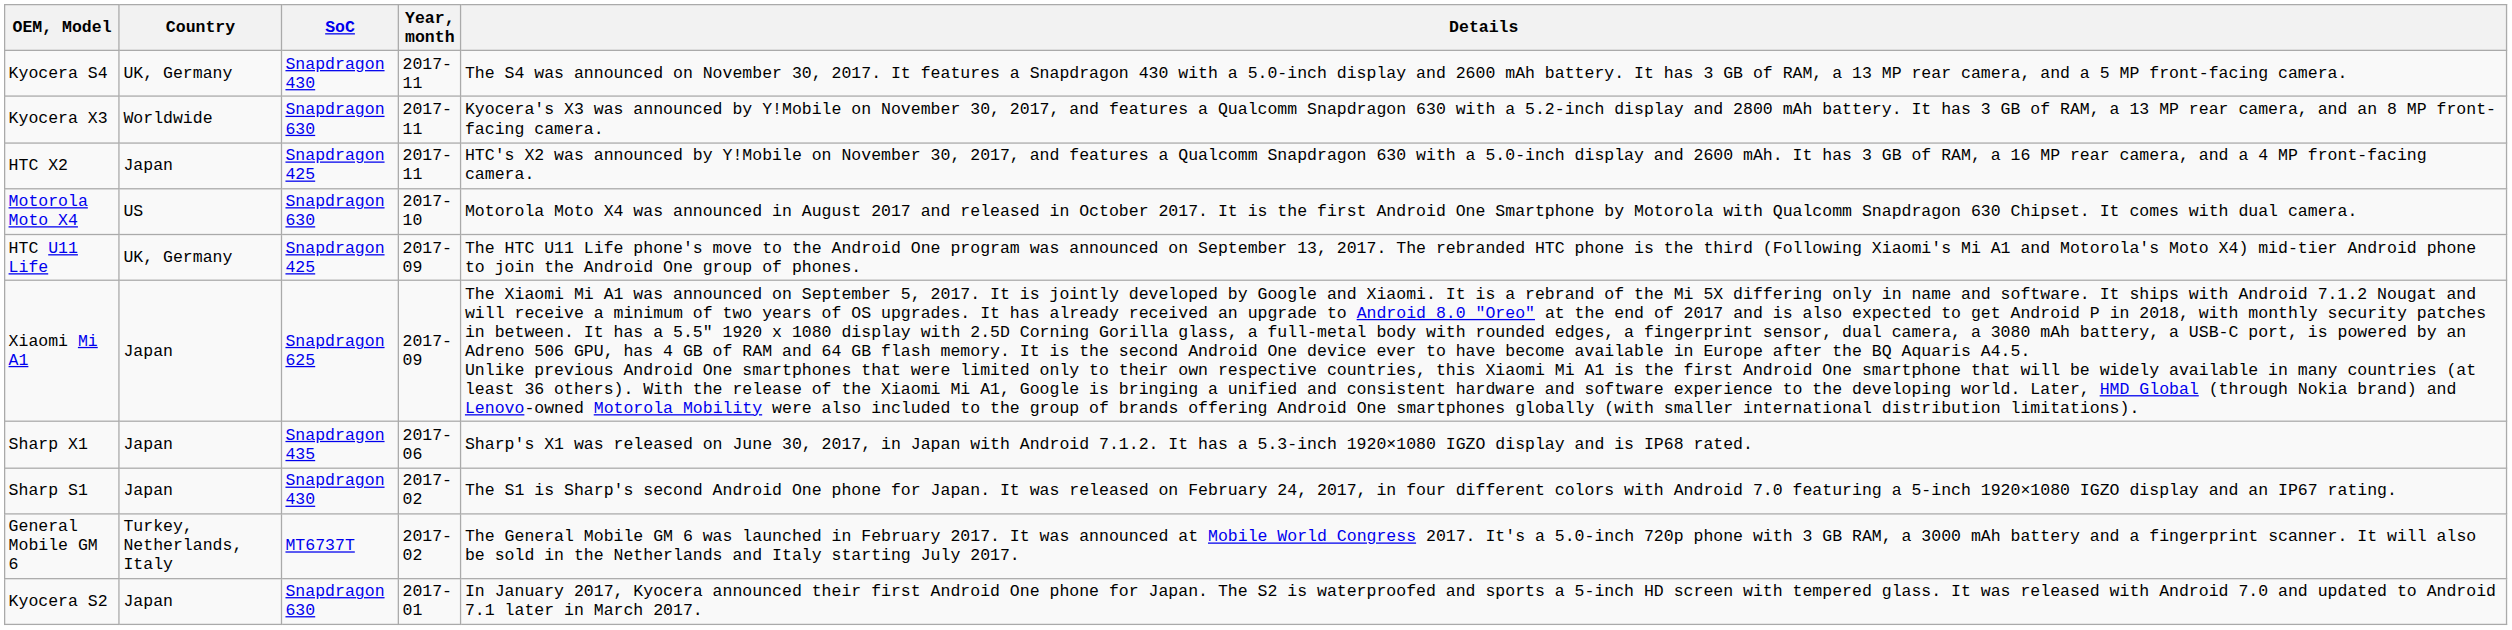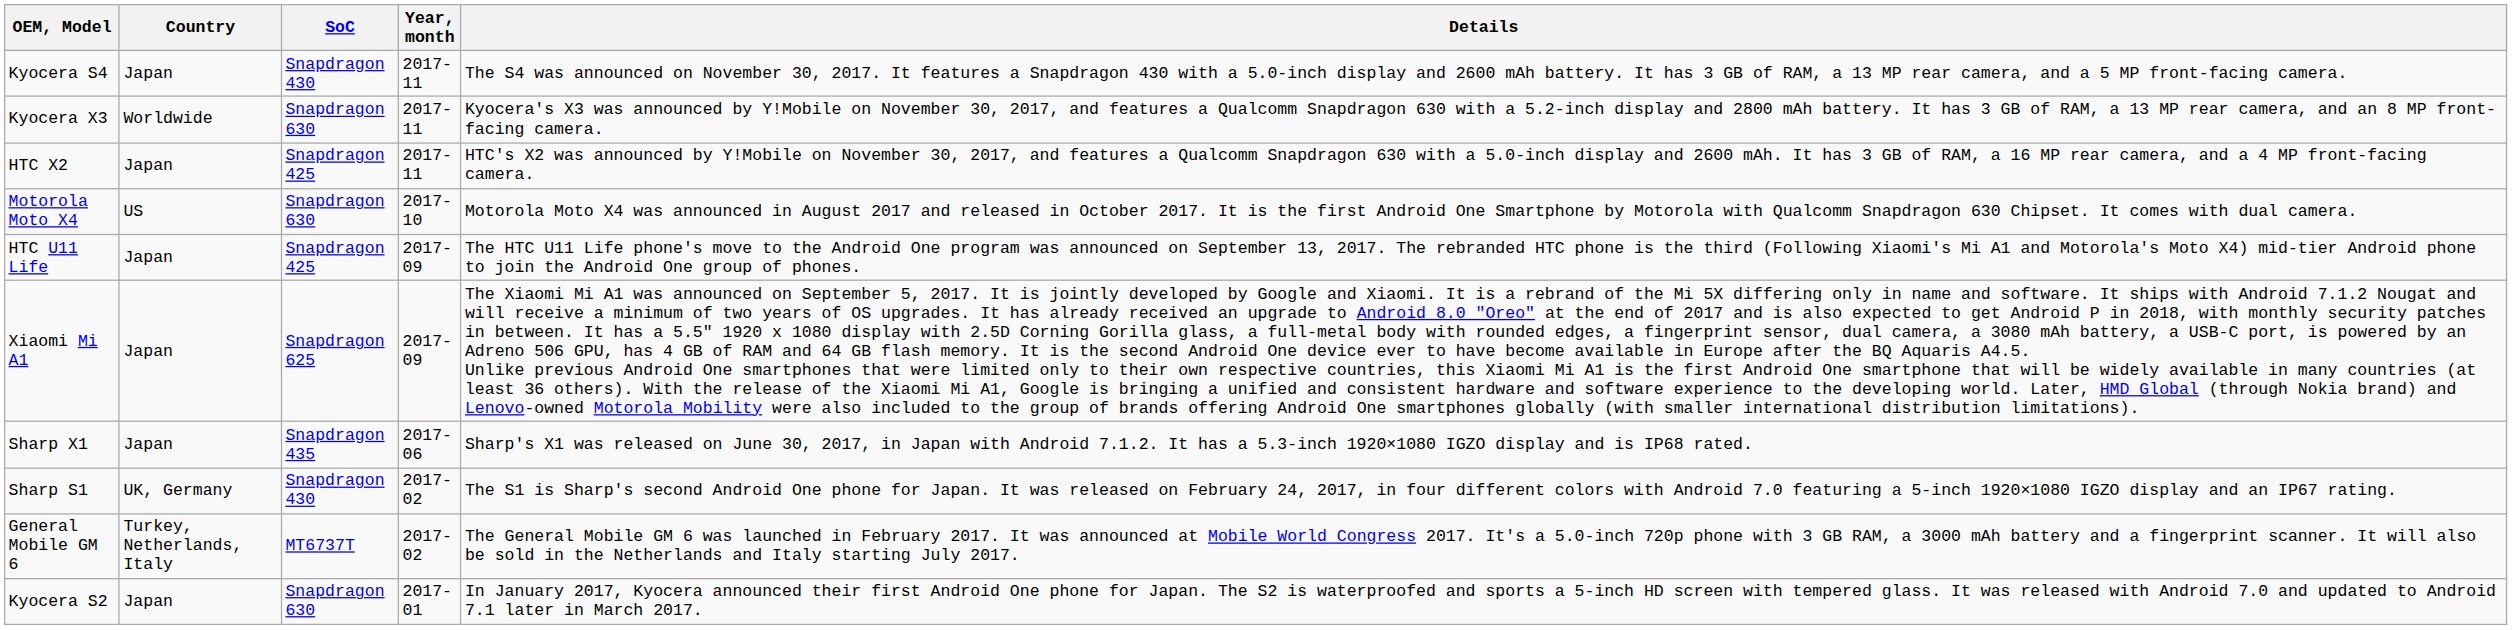(178, 74) UK, Germany -> (148, 74) Japan
(178, 257) UK, Germany -> (148, 257) Japan
(148, 491) Japan -> (178, 491) UK, Germany
